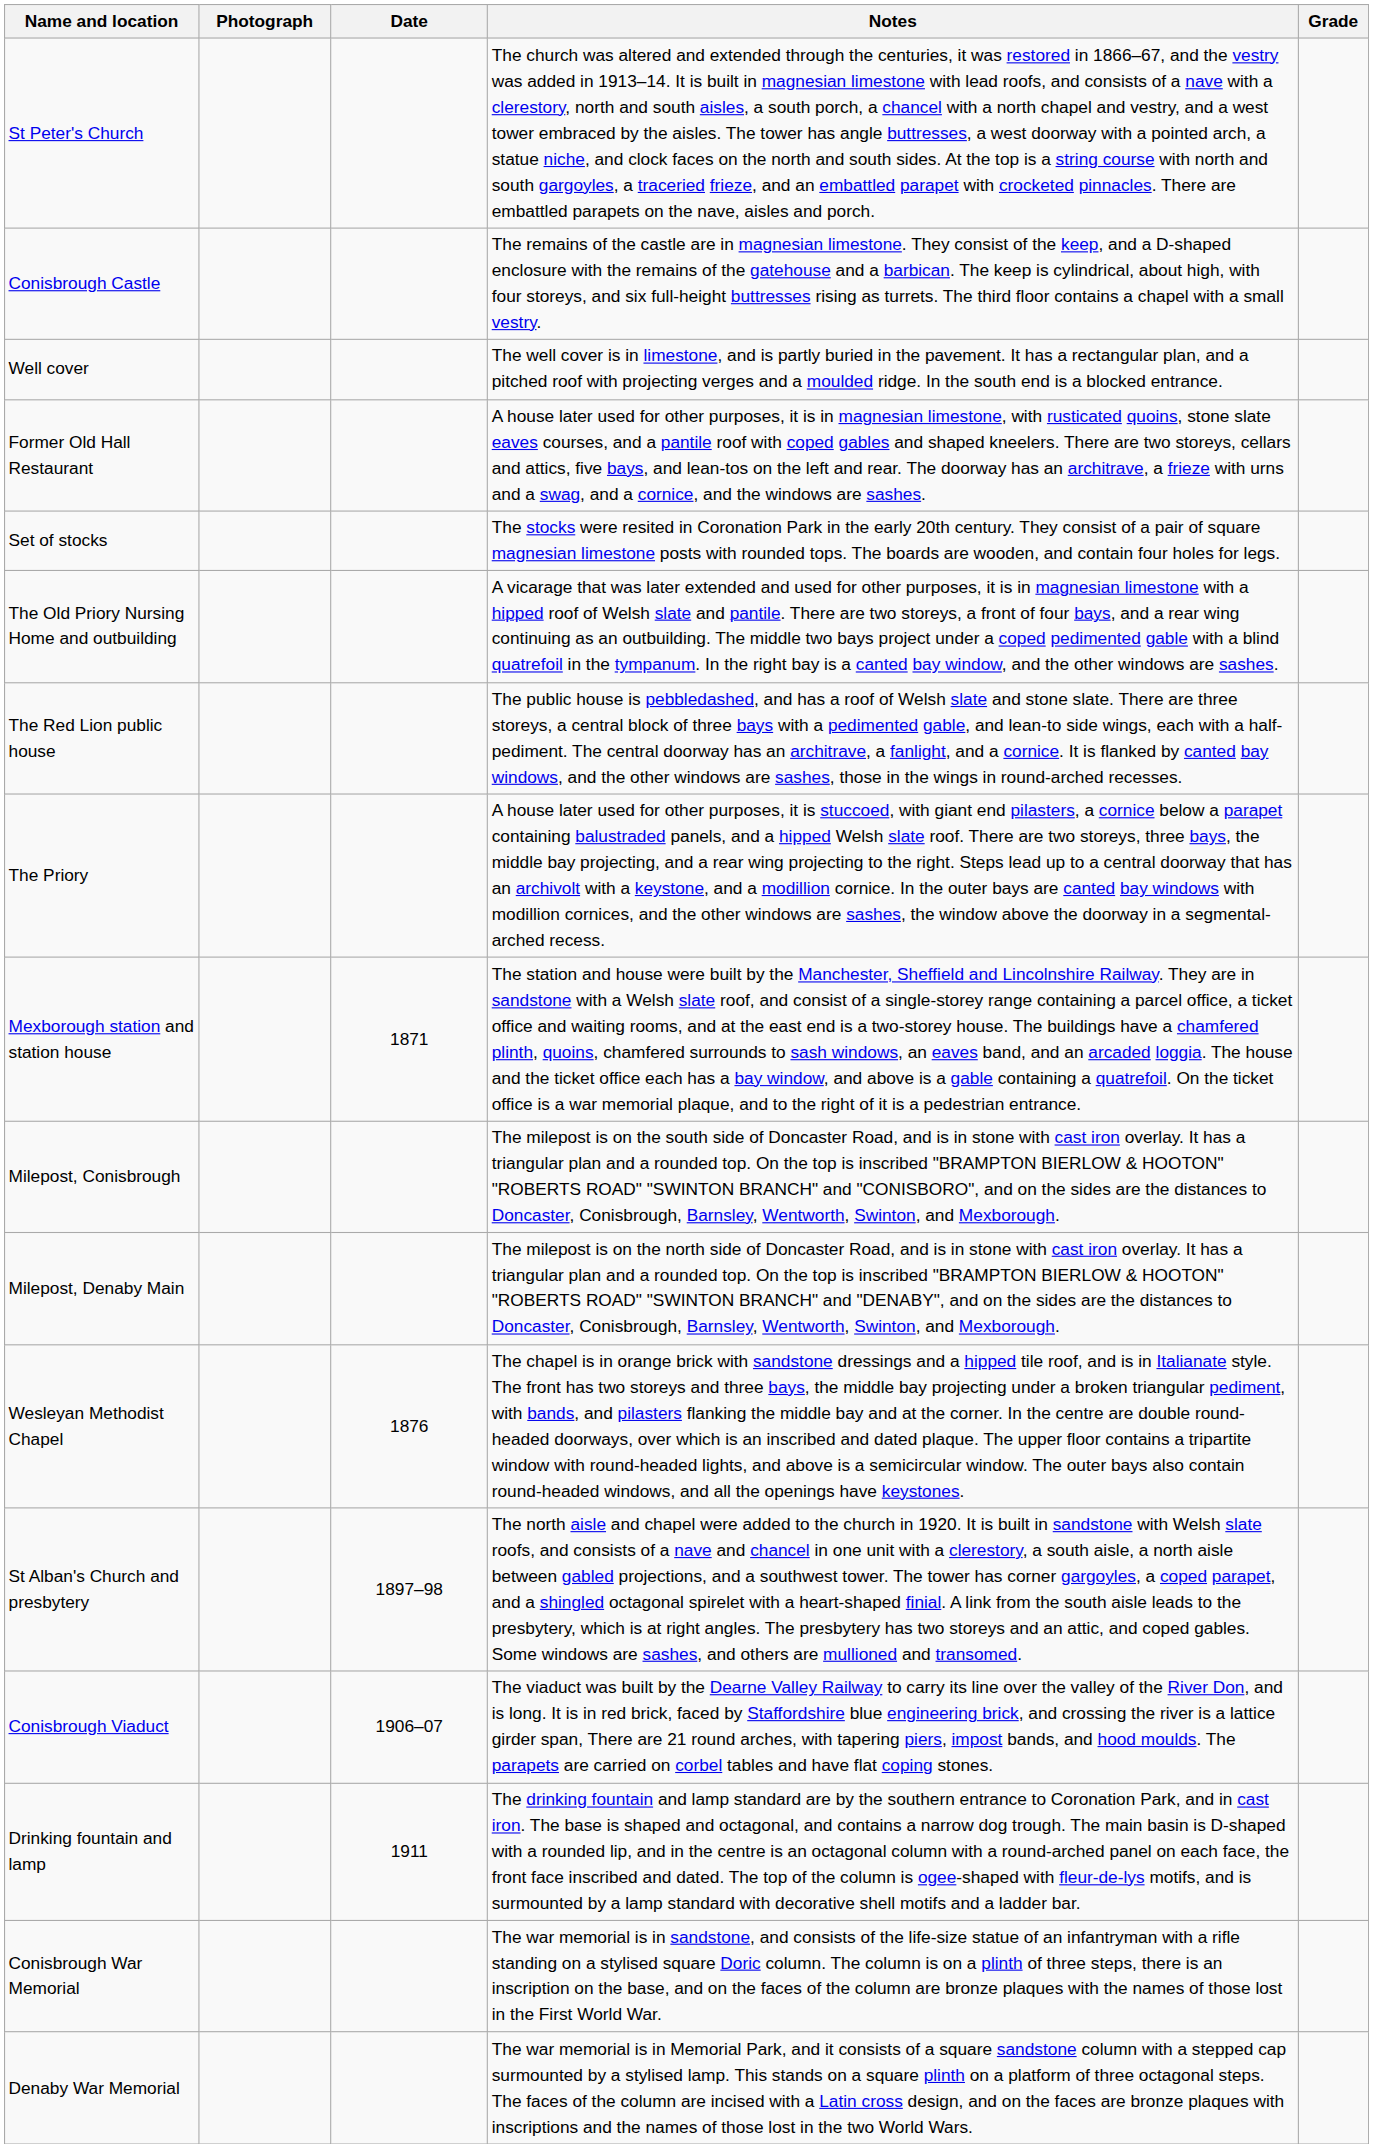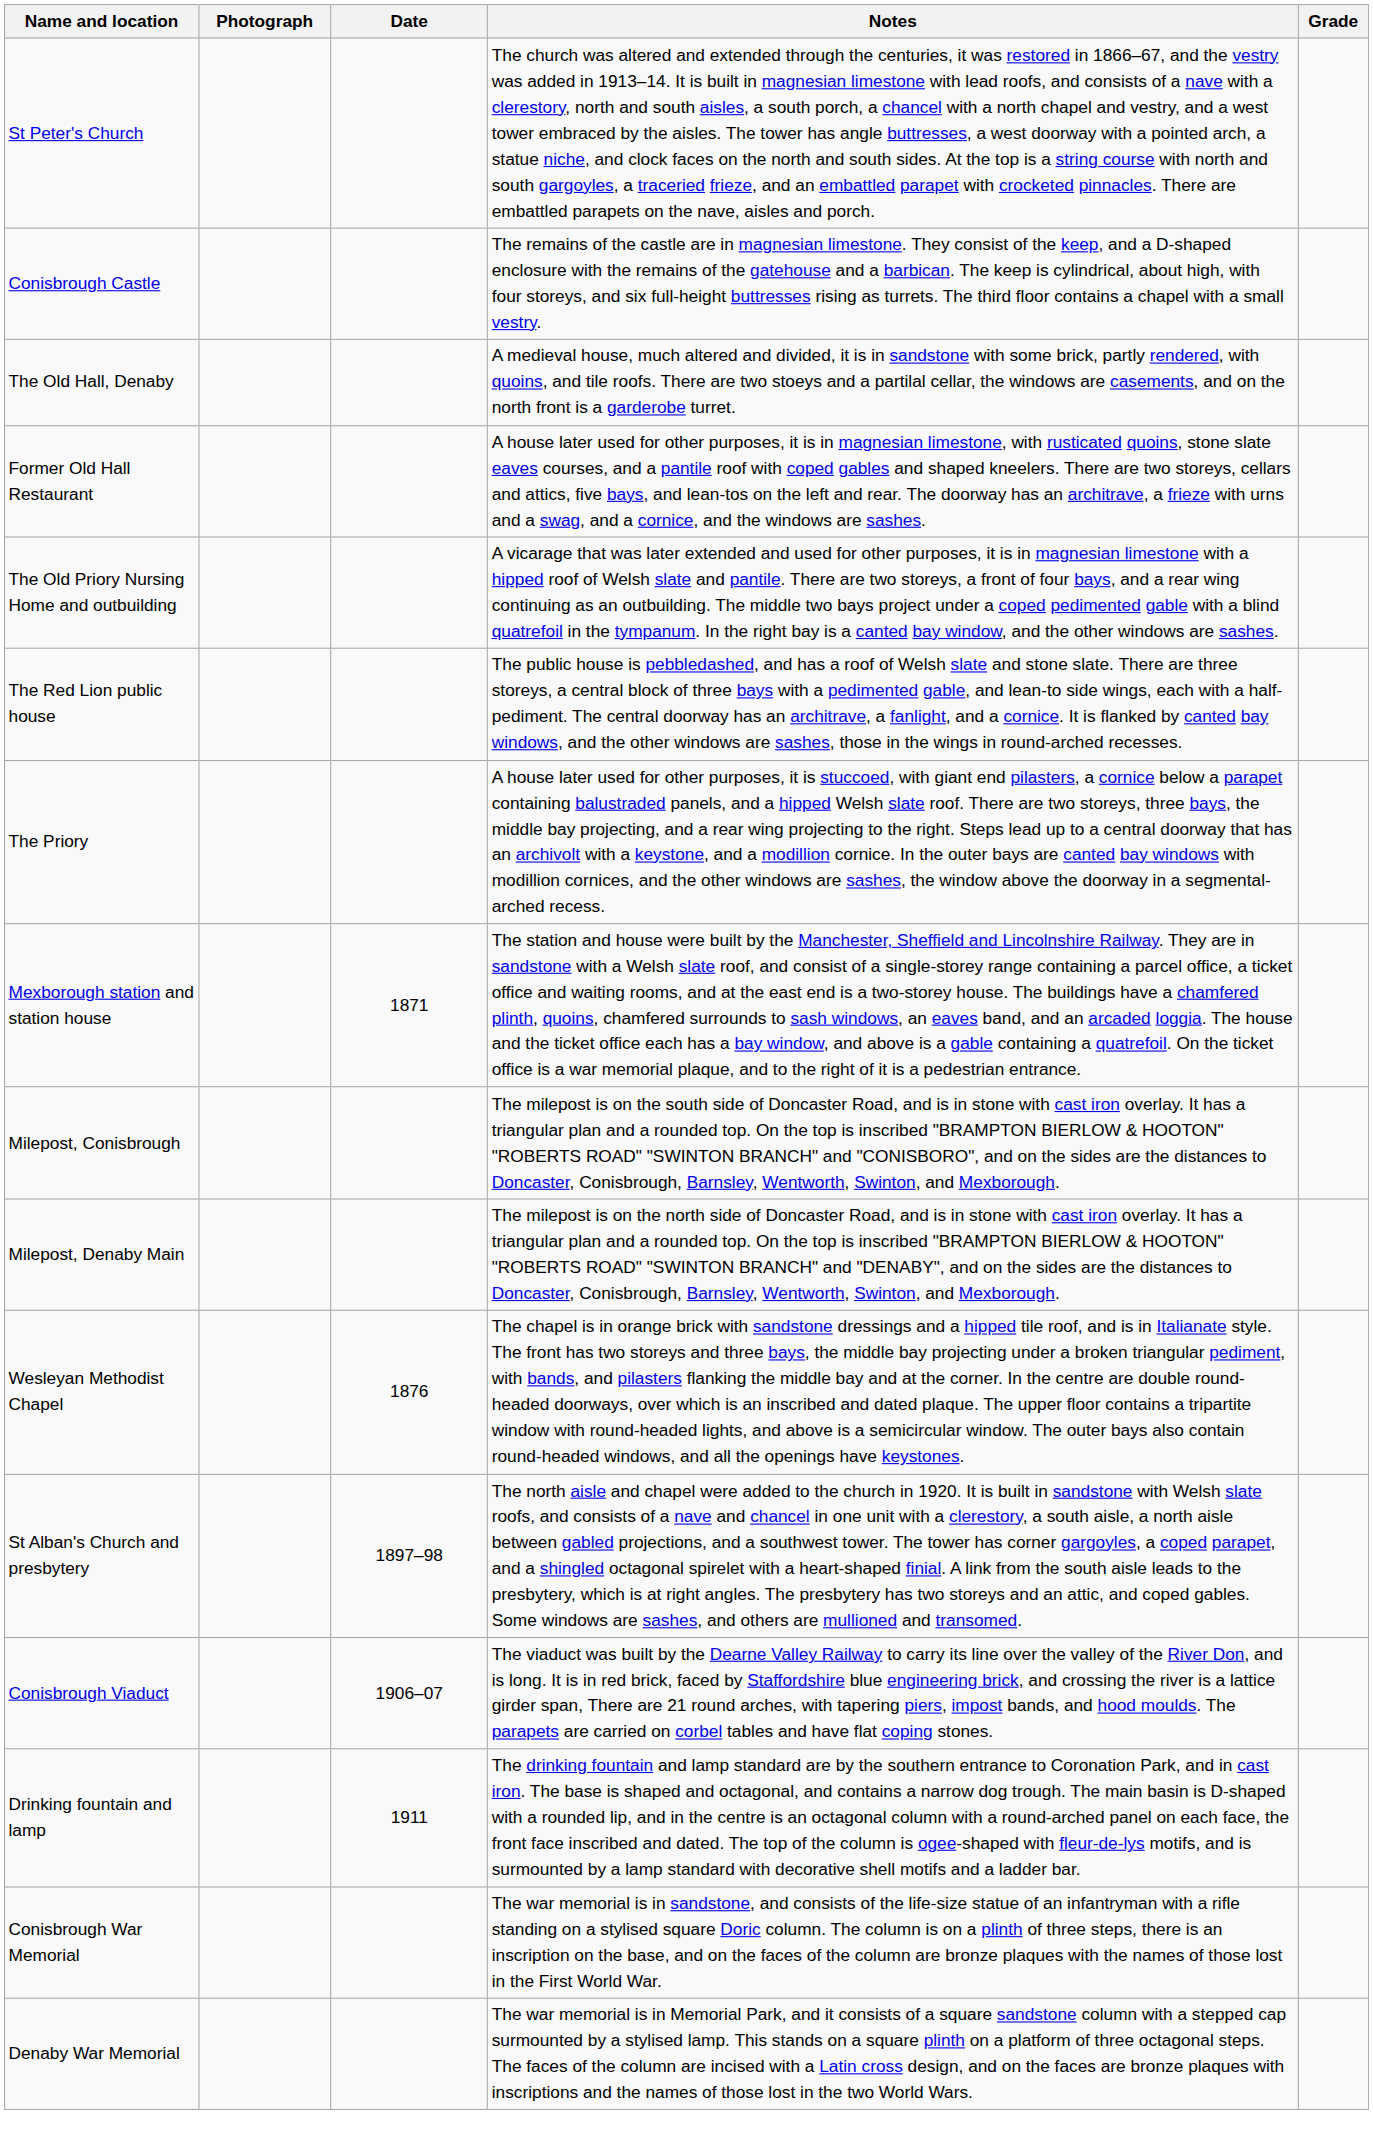- row: (49, 369)
+ row: (91, 382)
- row: (58, 540)
